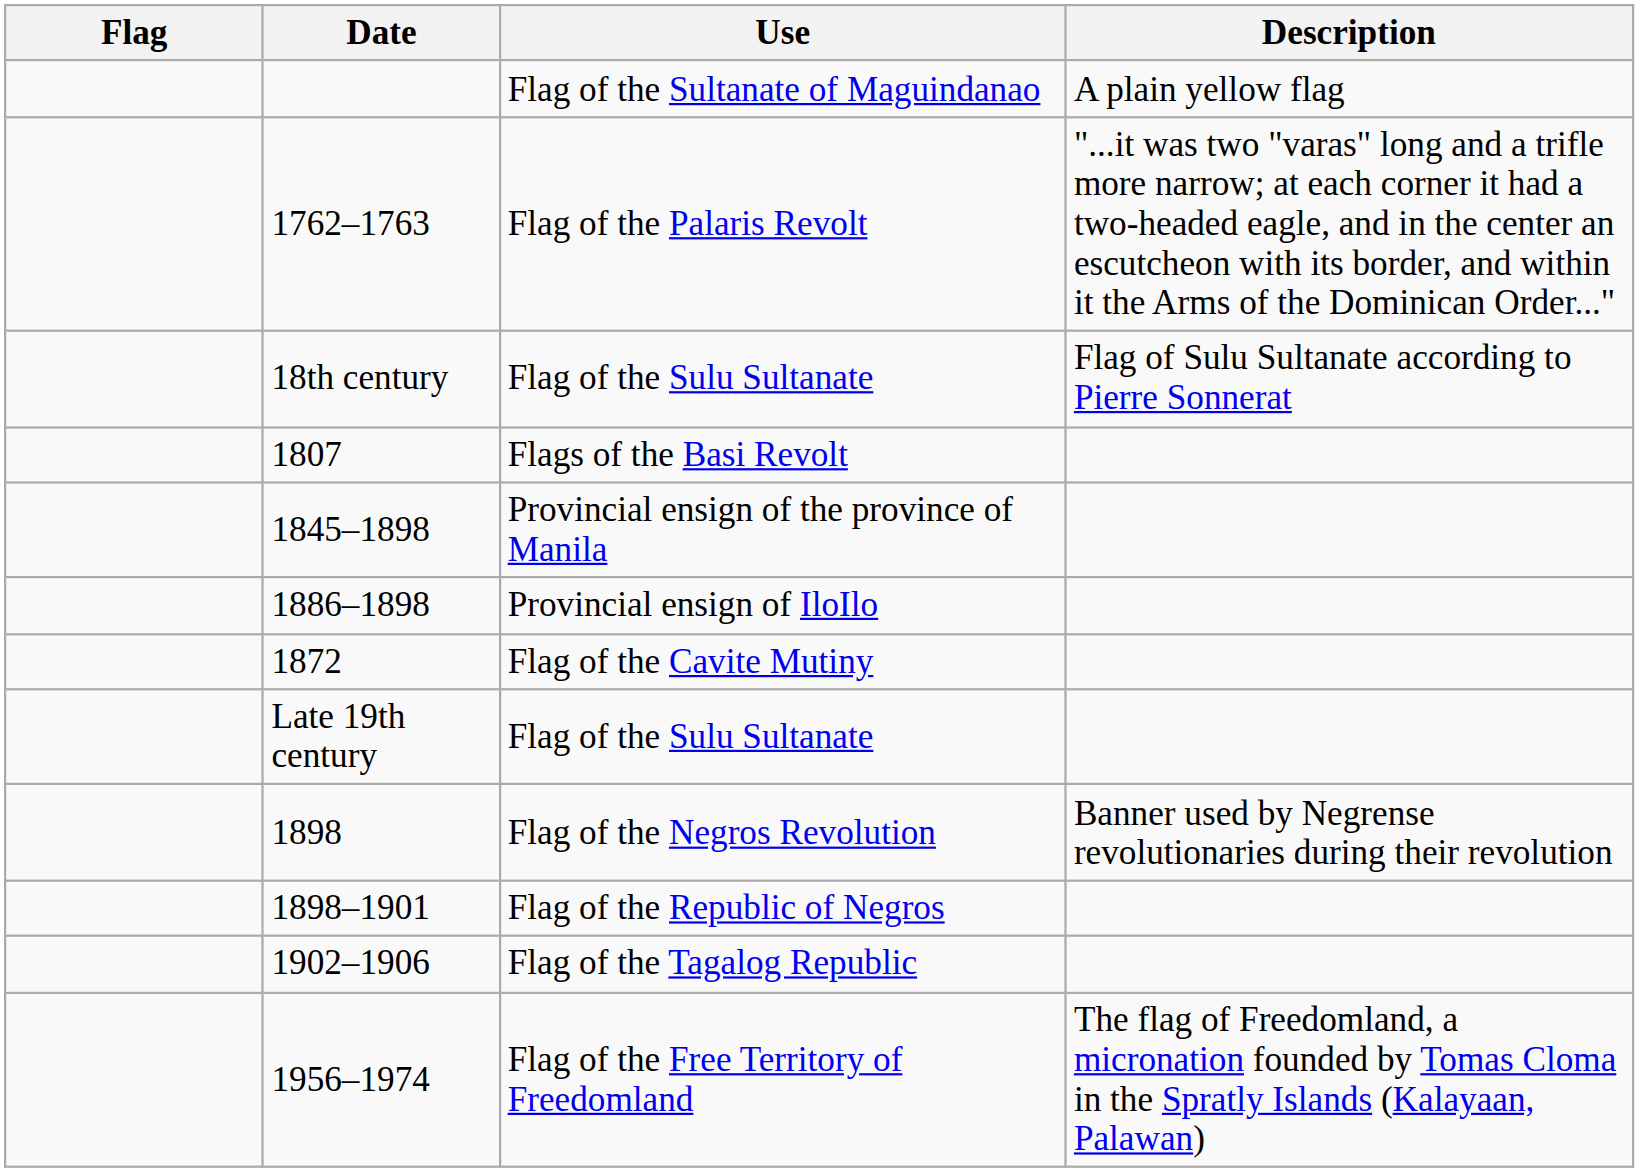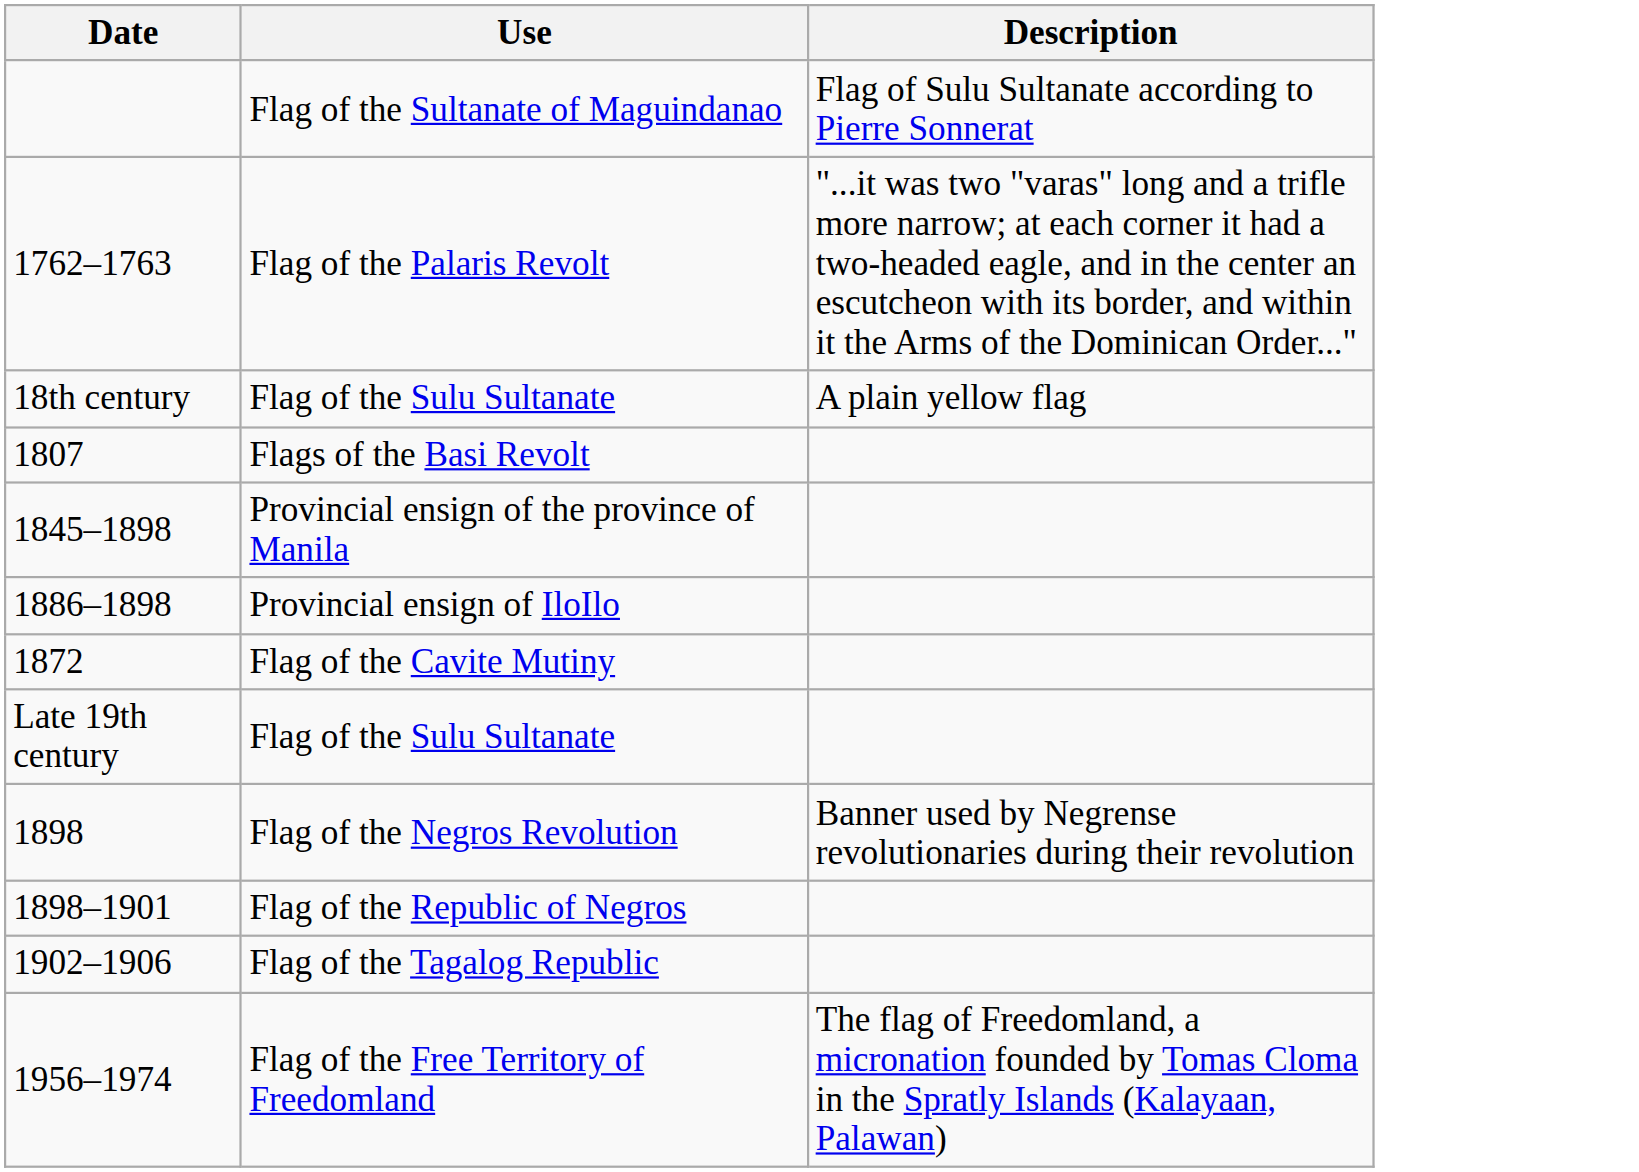- column: (134, 32)
(1209, 88) A plain yellow flag -> (1064, 108) Flag of Sulu Sultanate according to Pierre Sonnerat
(1323, 378) Flag of Sulu Sultanate according to Pierre Sonnerat -> (951, 397) A plain yellow flag
